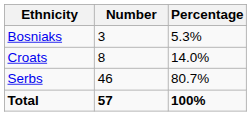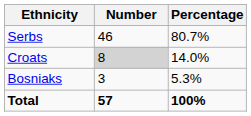rows swapped: (25, 79) <-> (35, 36)
(101, 57) no background -> (101, 57) lightgrey background
